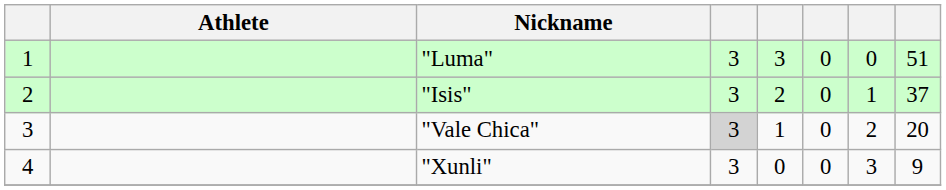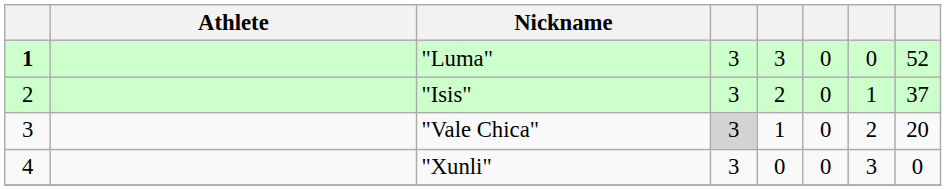(28, 58) normal -> (28, 58) bold
(918, 58) 51 -> (918, 58) 52
(918, 166) 9 -> (918, 166) 0
